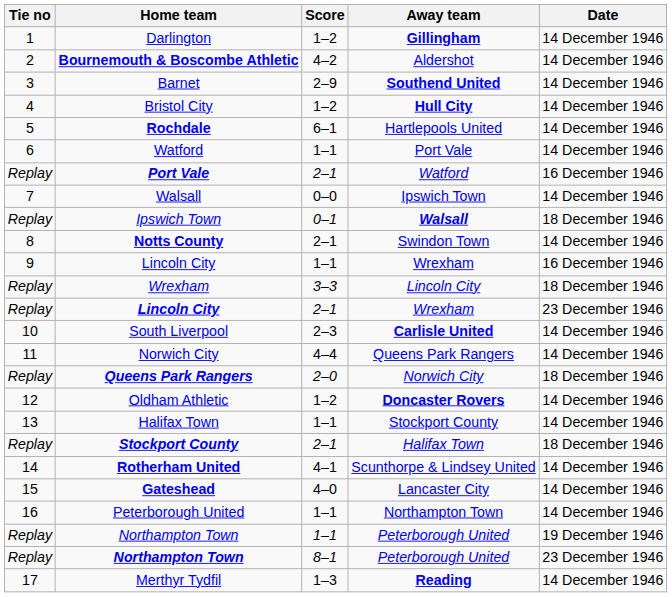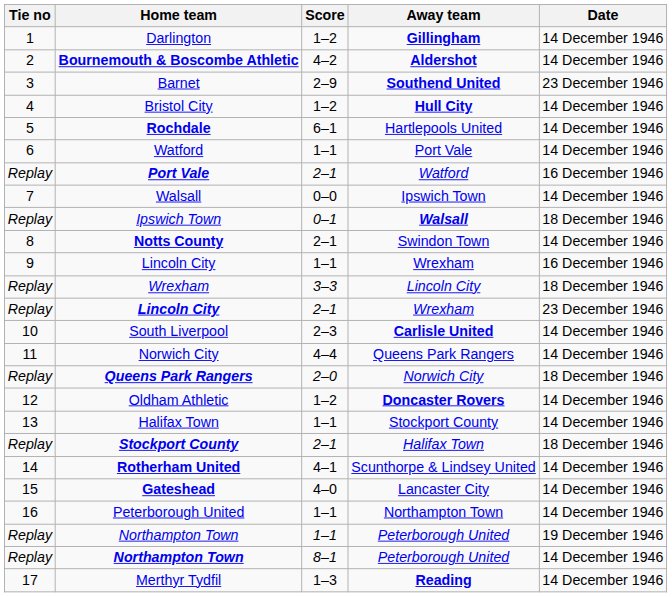(444, 60) normal -> (444, 60) bold
(603, 83) 14 December 1946 -> (603, 83) 23 December 1946
(603, 557) 23 December 1946 -> (603, 557) 14 December 1946
